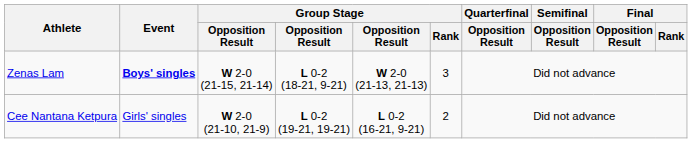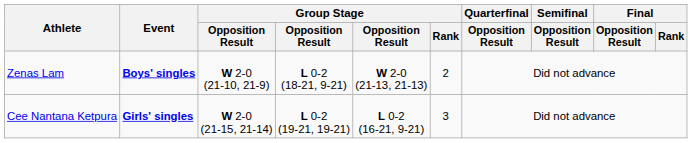(237, 80) W 2-0 (21-15, 21-14) -> (237, 80) W 2-0 (21-10, 21-9)
(446, 73) 3 -> (446, 73) 2
(154, 116) normal -> (158, 116) bold
(237, 123) W 2-0 (21-10, 21-9) -> (237, 123) W 2-0 (21-15, 21-14)
(446, 116) 2 -> (446, 116) 3
